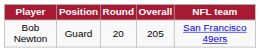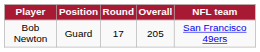(118, 33) 20 -> (118, 33) 17
